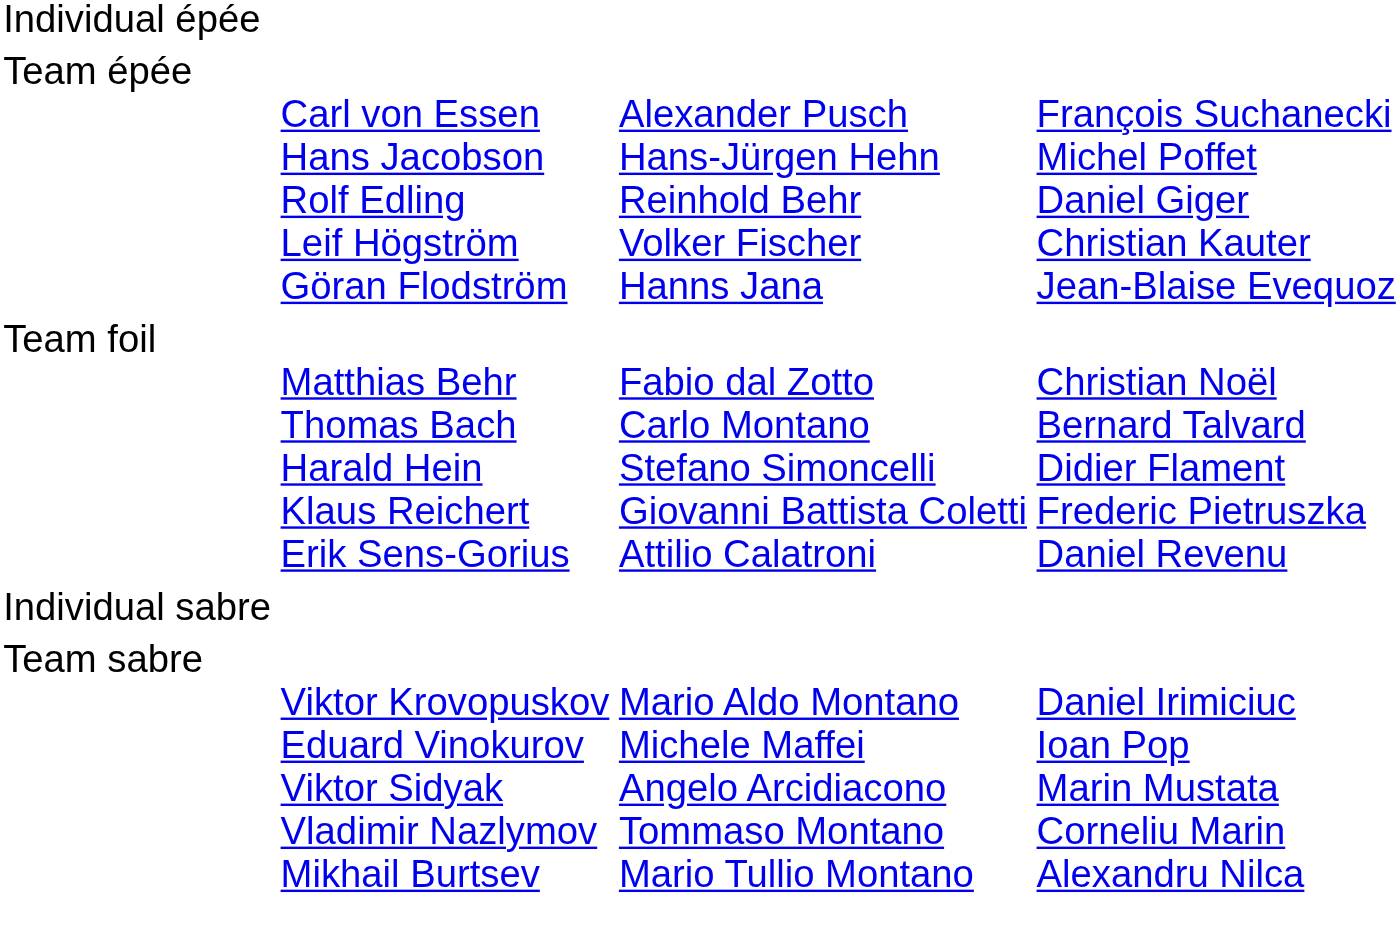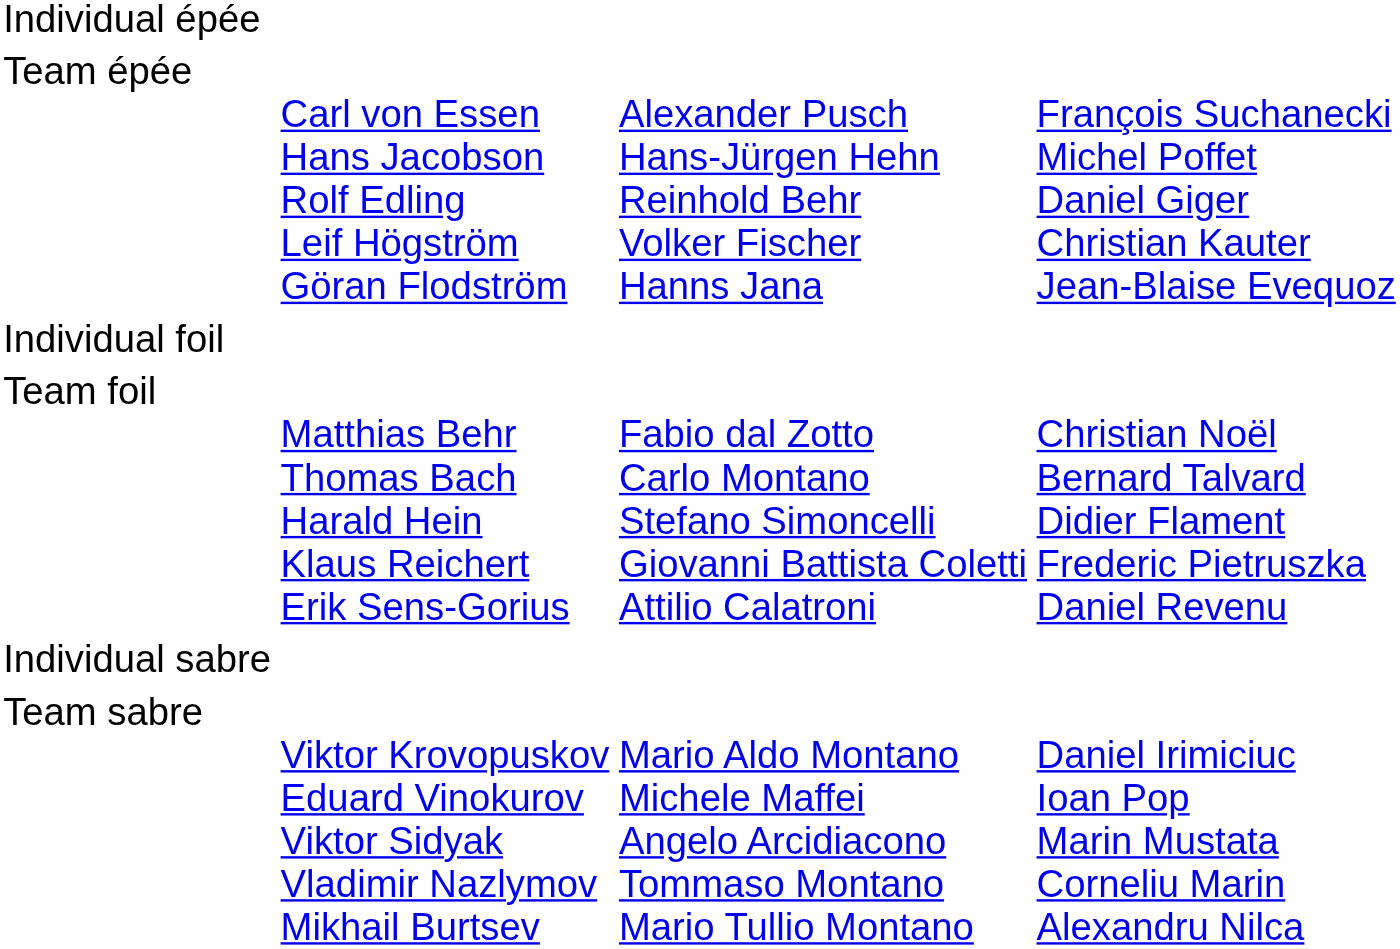+ row: (114, 339)
